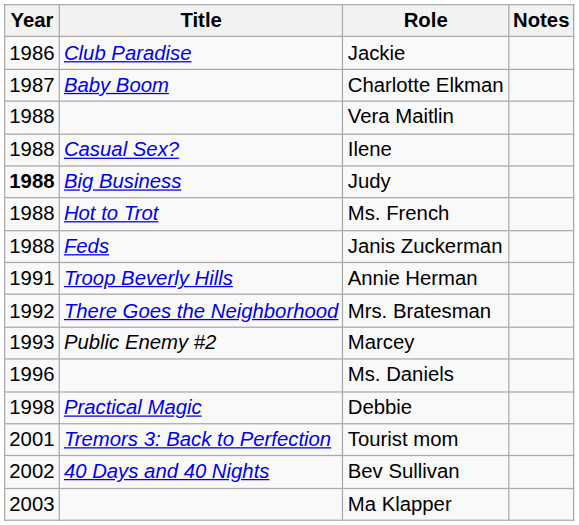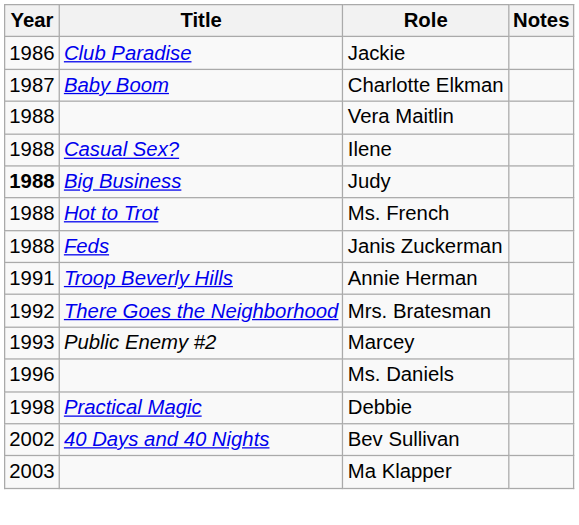- row: (403, 439)
